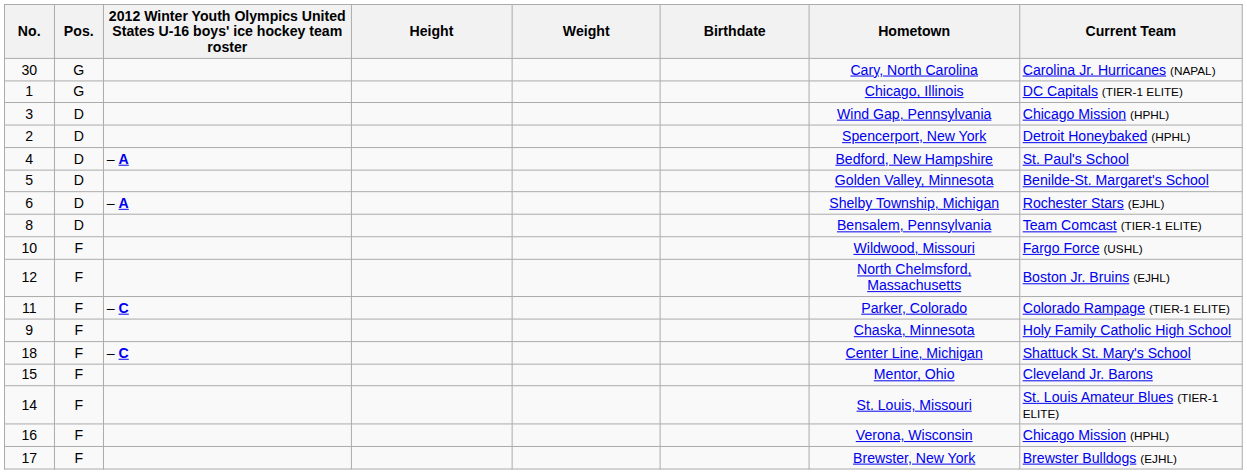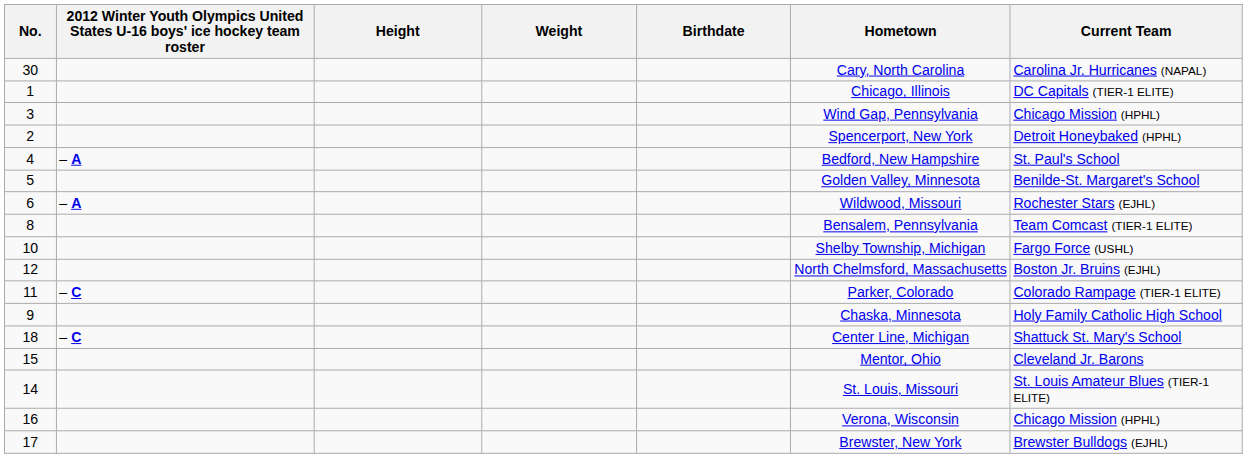- column: (79, 32)
(914, 203) Shelby Township, Michigan -> (901, 203) Wildwood, Missouri
(914, 248) Wildwood, Missouri -> (901, 248) Shelby Township, Michigan
